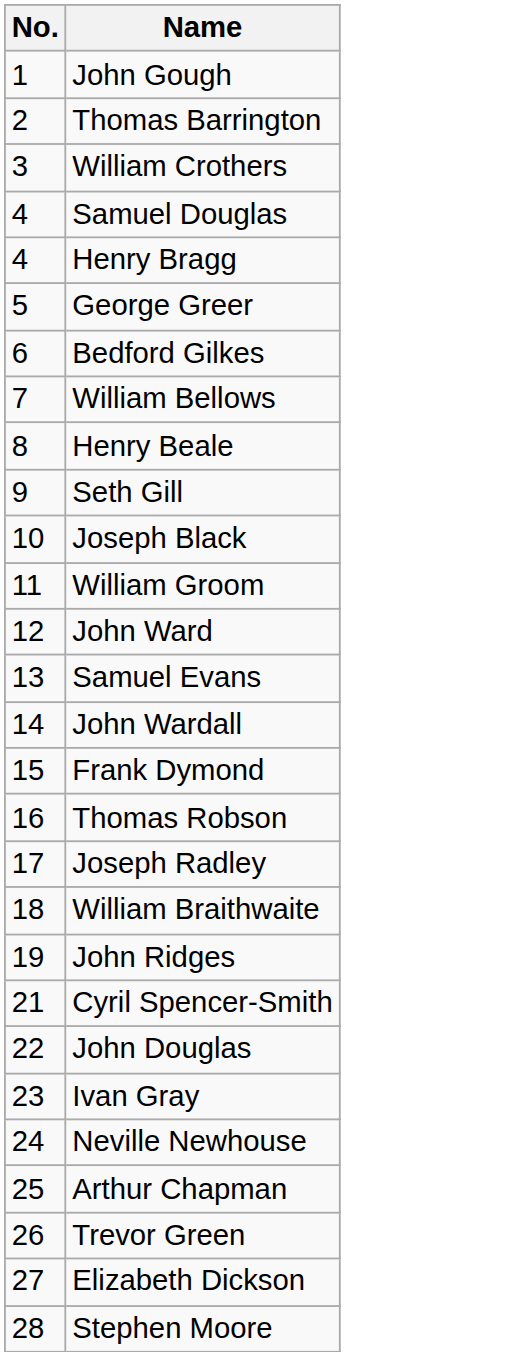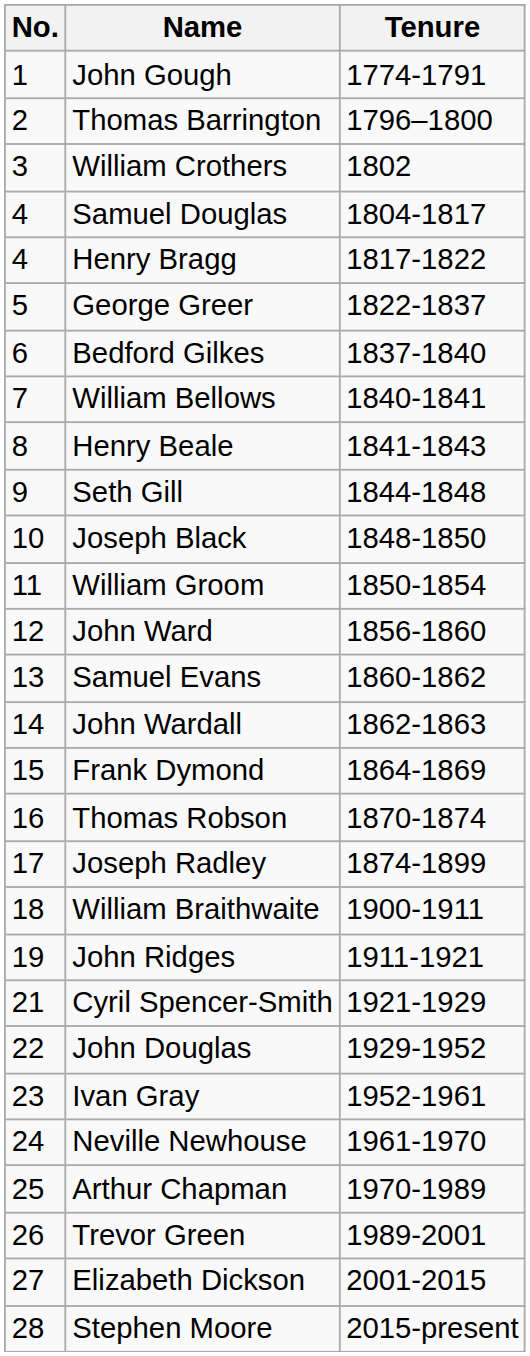+ column: (432, 27)
